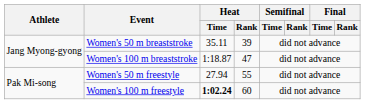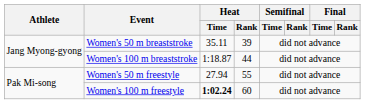(247, 59) 47 -> (247, 59) 44
